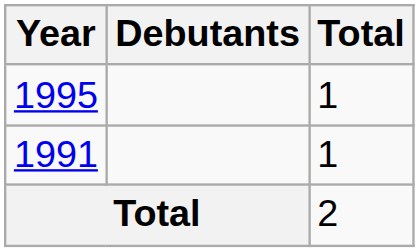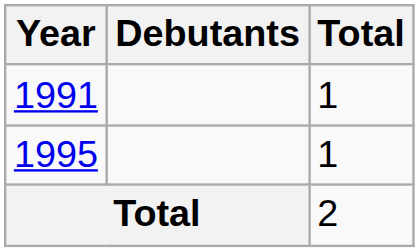rows swapped: (56, 154) <-> (56, 94)
